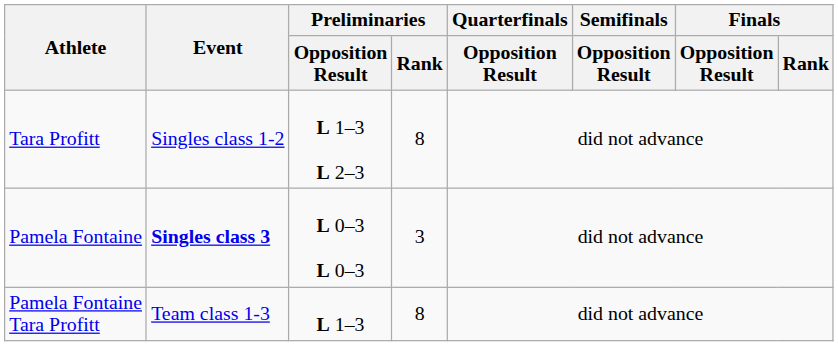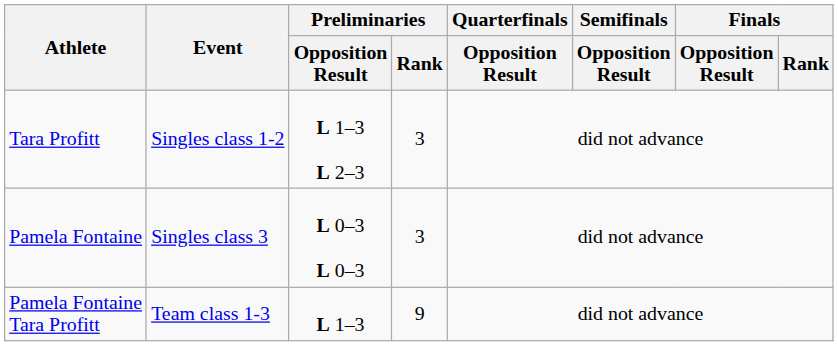(420, 138) 8 -> (420, 138) 3
(211, 237) bold -> (210, 237) normal
(420, 313) 8 -> (420, 313) 9
